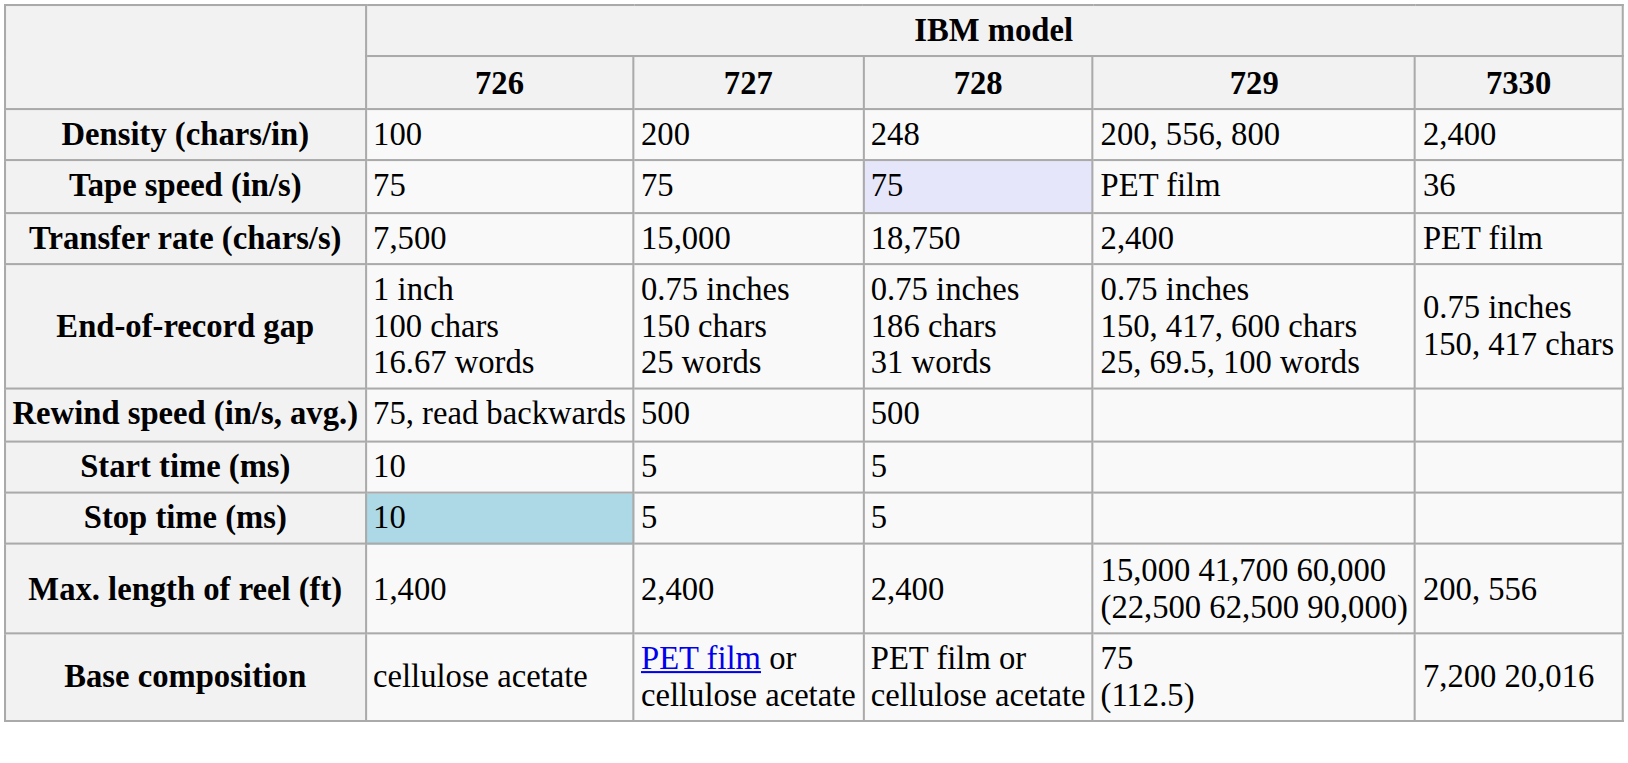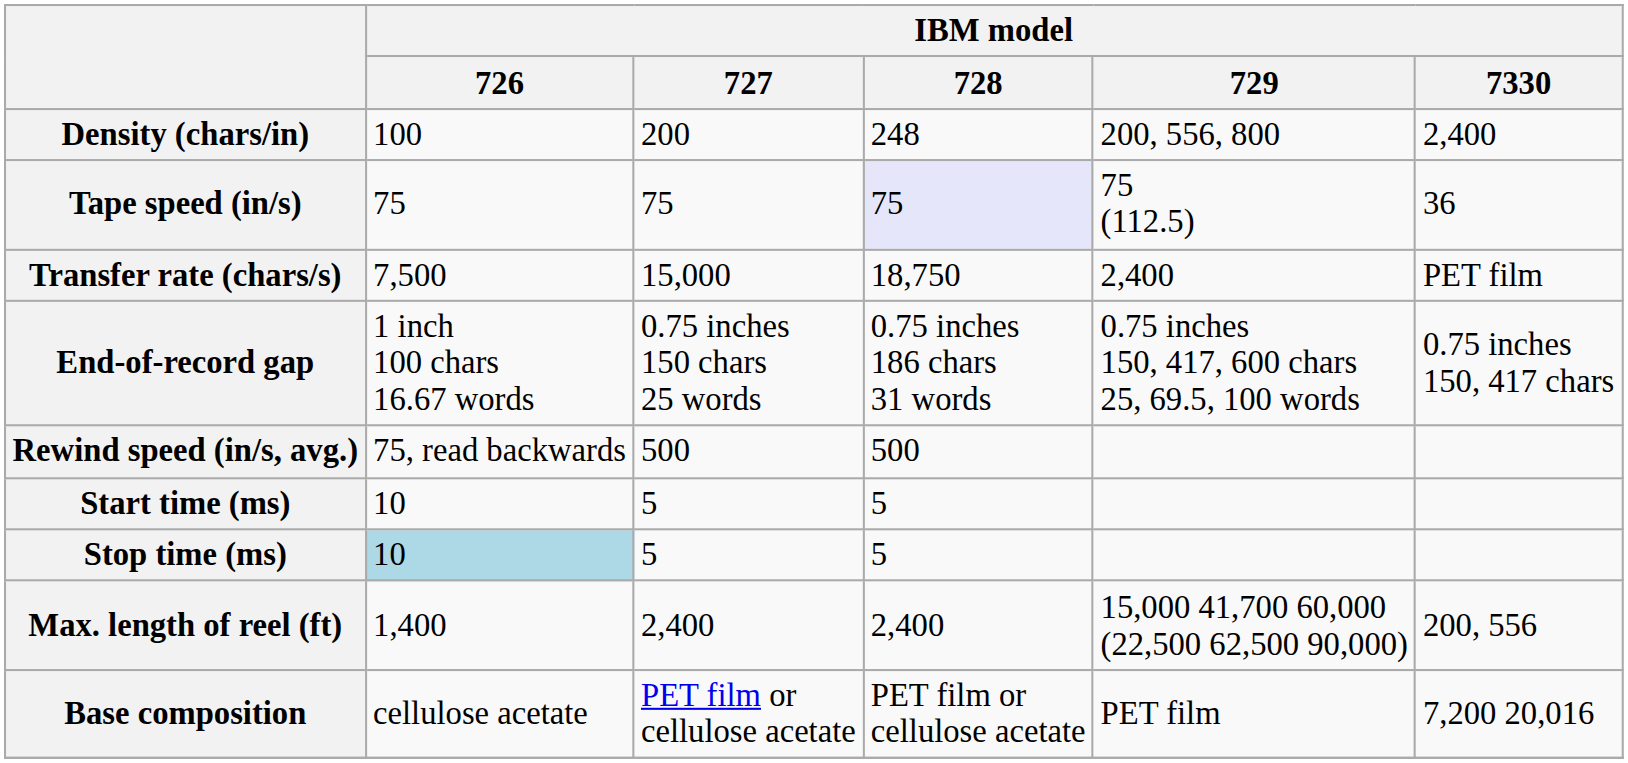(1161, 185) PET film -> (1148, 204) 75 (112.5)
(1148, 676) 75 (112.5) -> (1161, 713) PET film
